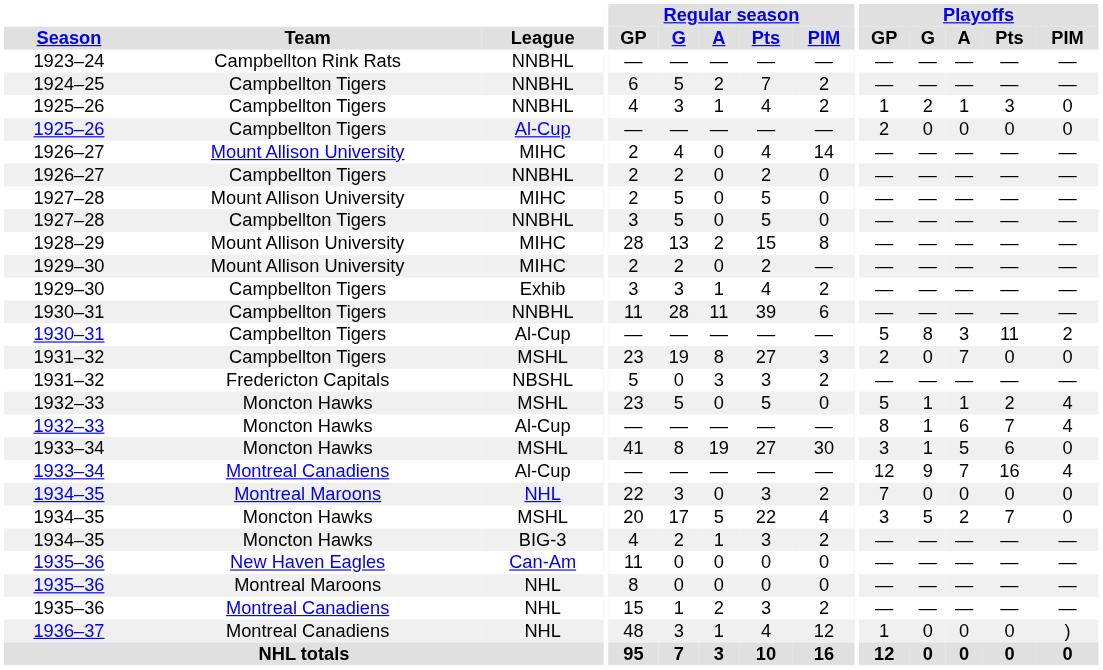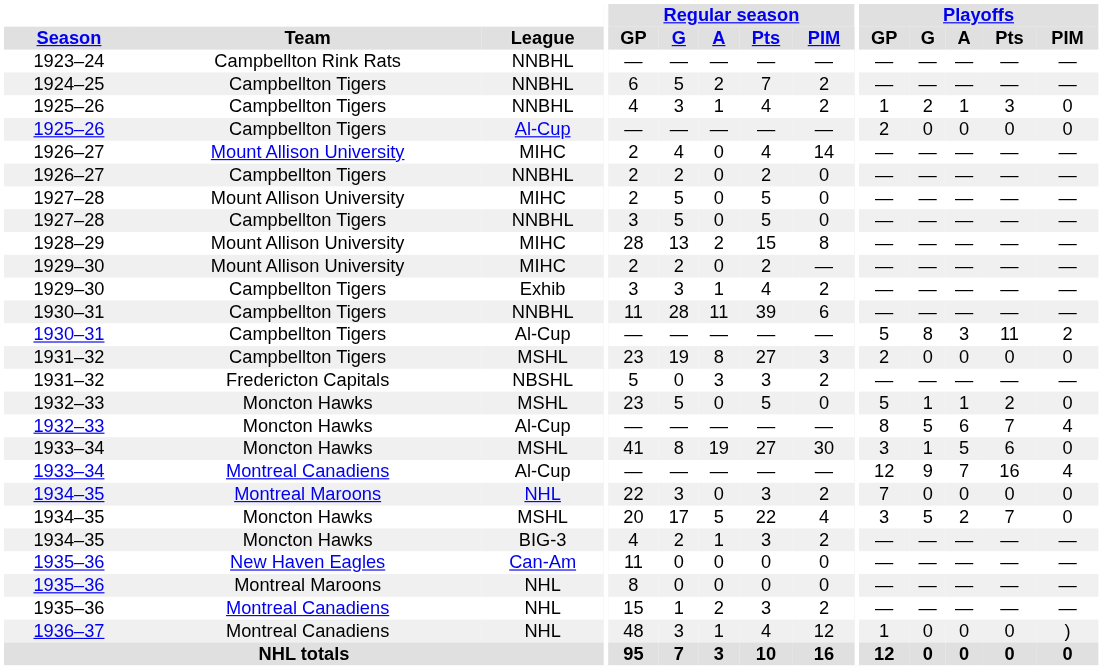(964, 357) 7 -> (964, 357) 0
(1068, 402) 4 -> (1068, 402) 0
(928, 425) 1 -> (928, 425) 5
